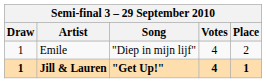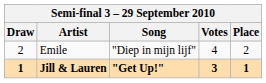(21, 50) 1 -> (21, 50) 2
(214, 68) 4 -> (214, 68) 3
